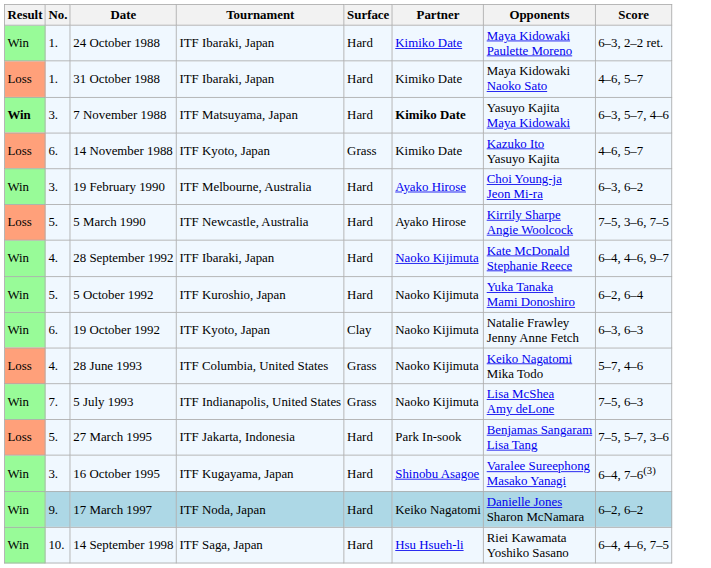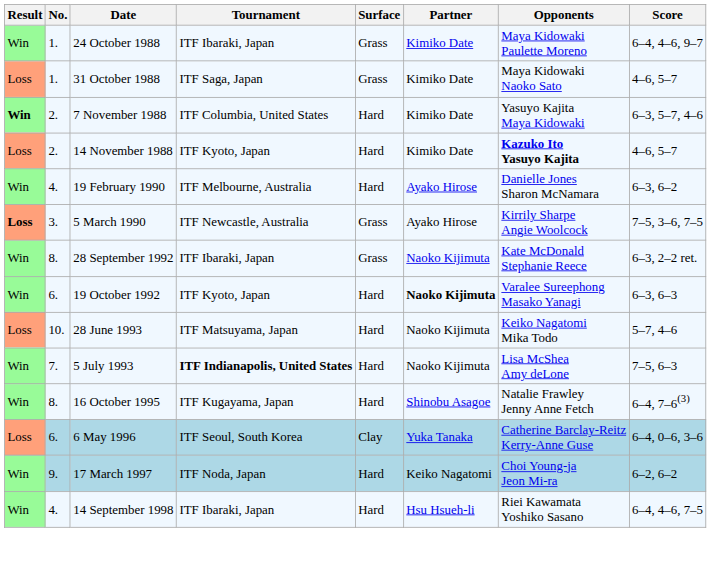(360, 42) Hard -> (373, 42) Grass
(631, 42) 6–3, 2–2 ret. -> (668, 42) 6–4, 4–6, 9–7
(227, 78) ITF Ibaraki, Japan -> (221, 78) ITF Saga, Japan
(360, 78) Hard -> (373, 78) Grass
(53, 114) 3. -> (53, 114) 2.
(239, 114) ITF Matsuyama, Japan -> (254, 114) ITF Columbia, United States
(431, 114) bold -> (440, 114) normal
(53, 150) 6. -> (53, 150) 2.
(362, 150) Grass -> (371, 150) Hard
(523, 150) normal -> (540, 150) bold
(53, 186) 3. -> (53, 186) 4.
(524, 186) Choi Young-ja Jeon Mi-ra -> (550, 186) Danielle Jones Sharon McNamara
(20, 222) normal -> (20, 222) bold
(53, 222) 5. -> (53, 222) 3.
(360, 222) Hard -> (373, 222) Grass
(53, 257) 4. -> (53, 257) 8.
(360, 257) Hard -> (373, 257) Grass
(634, 257) 6–4, 4–6, 9–7 -> (665, 257) 6–3, 2–2 ret.
- row: (113, 293)
(359, 329) Clay -> (371, 293) Hard
(437, 329) normal -> (451, 293) bold
(533, 329) Natalie Frawley Jenny Anne Fetch -> (553, 293) Varalee Sureephong Masako Yanagi
(53, 365) 4. -> (56, 329) 10.
(254, 365) ITF Columbia, United States -> (239, 329) ITF Matsuyama, Japan
(362, 365) Grass -> (371, 329) Hard
(260, 401) normal -> (266, 365) bold
(362, 401) Grass -> (371, 365) Hard
- row: (113, 437)
(53, 472) 3. -> (53, 401) 8.
(538, 472) Varalee Sureephong Masako Yanagi -> (547, 401) Natalie Frawley Jenny Anne Fetch
+ row: (104, 437)
(536, 508) Danielle Jones Sharon McNamara -> (539, 472) Choi Young-ja Jeon Mi-ra
(56, 544) 10. -> (53, 508) 4.
(221, 544) ITF Saga, Japan -> (227, 508) ITF Ibaraki, Japan
